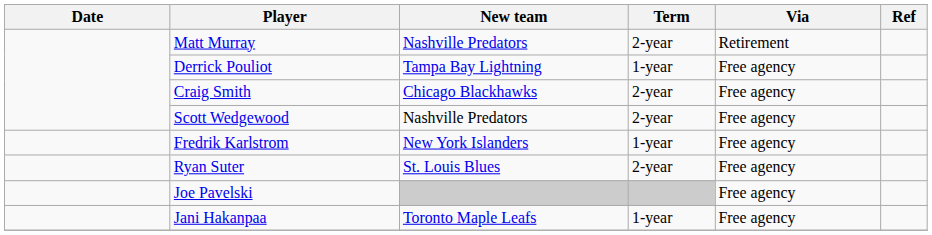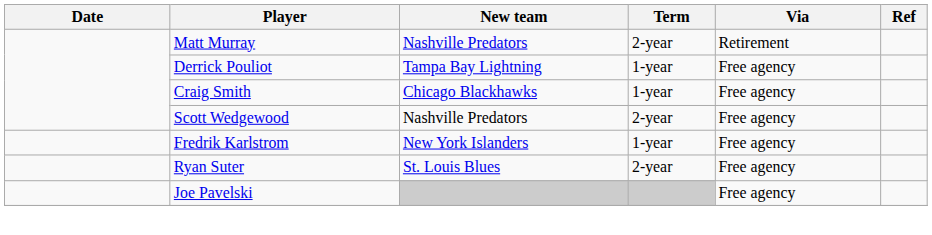(652, 92) 2-year -> (652, 92) 1-year
- row: (220, 218)
